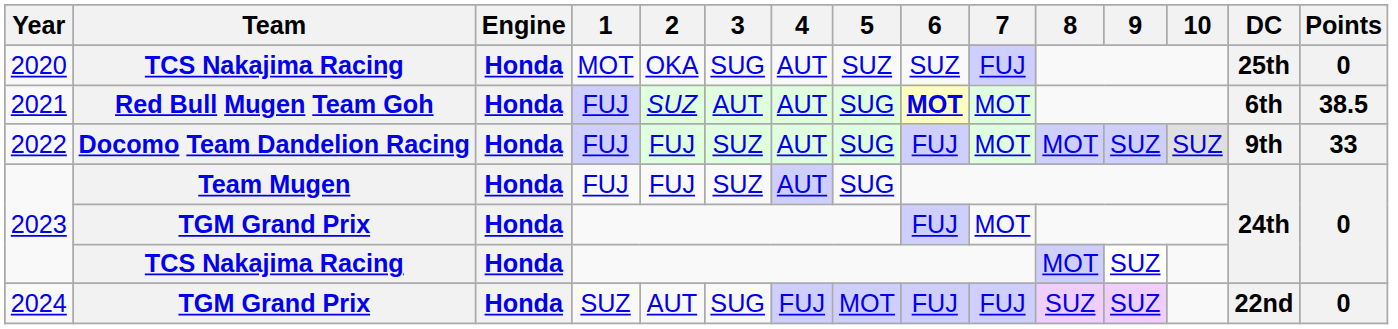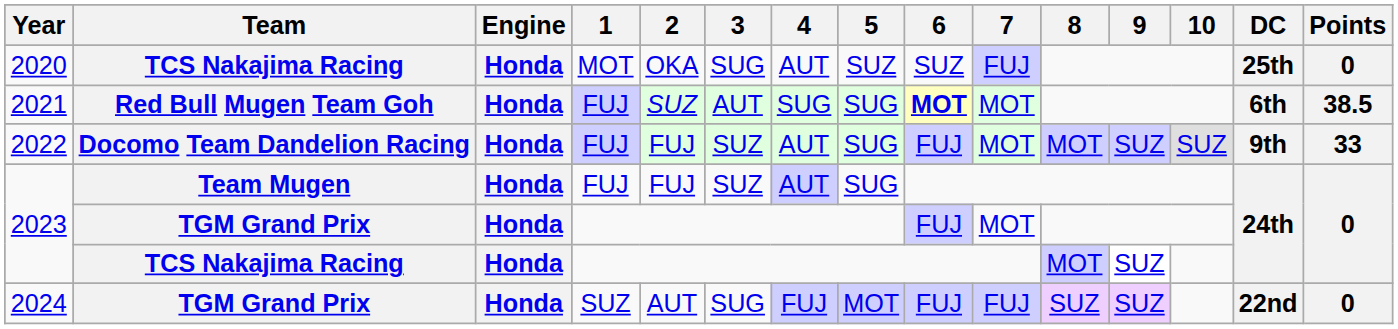(802, 105) AUT -> (804, 105) SUG
